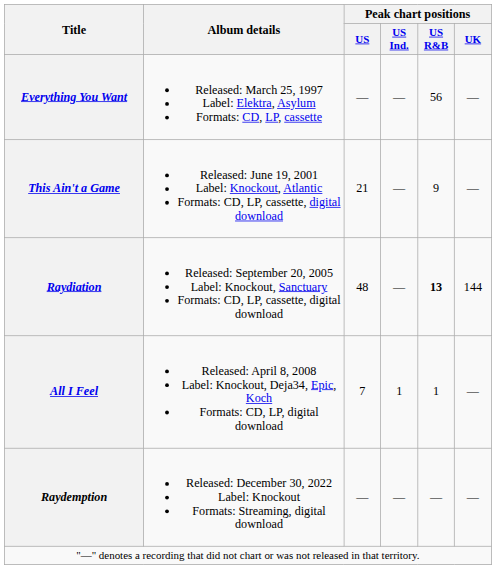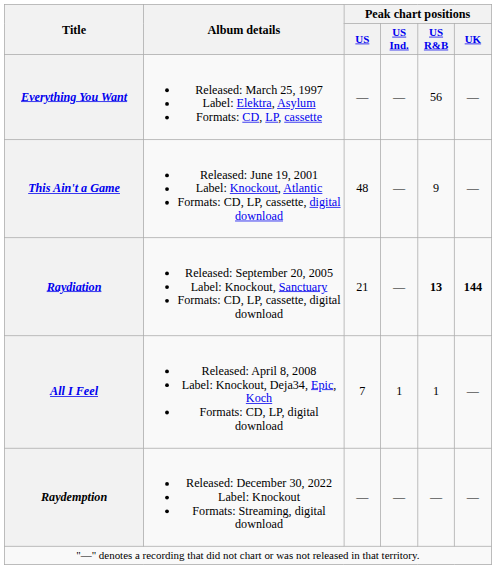(362, 188) 21 -> (362, 188) 48
(362, 286) 48 -> (362, 286) 21
(473, 286) normal -> (473, 286) bold
